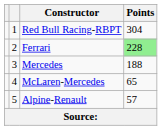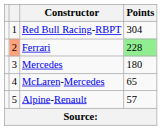(14, 47) no background -> (14, 47) lightsalmon background
(134, 64) 188 -> (134, 64) 180
